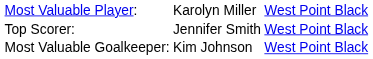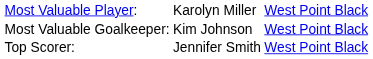rows swapped: (87, 48) <-> (40, 29)
